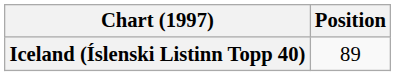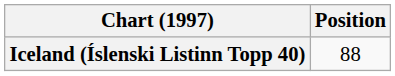(350, 53) 89 -> (350, 53) 88
